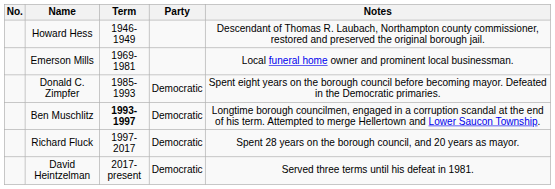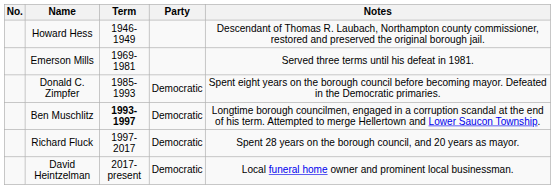(378, 61) Local funeral home owner and prominent local businessman. -> (378, 61) Served three terms until his defeat in 1981.
(378, 170) Served three terms until his defeat in 1981. -> (378, 170) Local funeral home owner and prominent local businessman.
